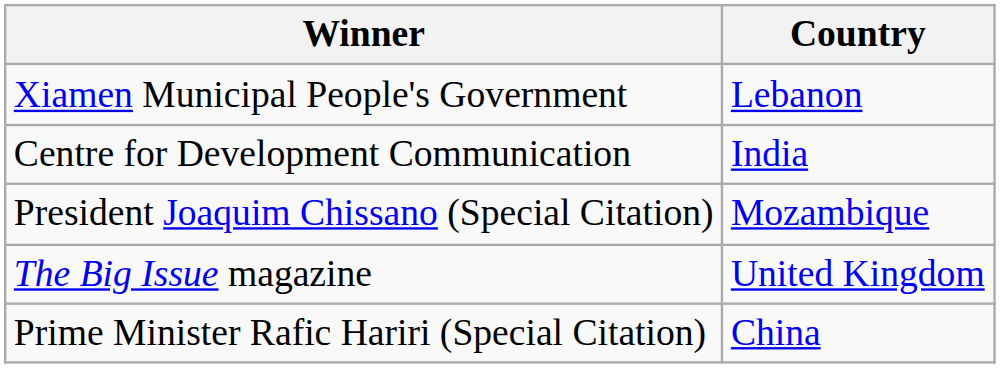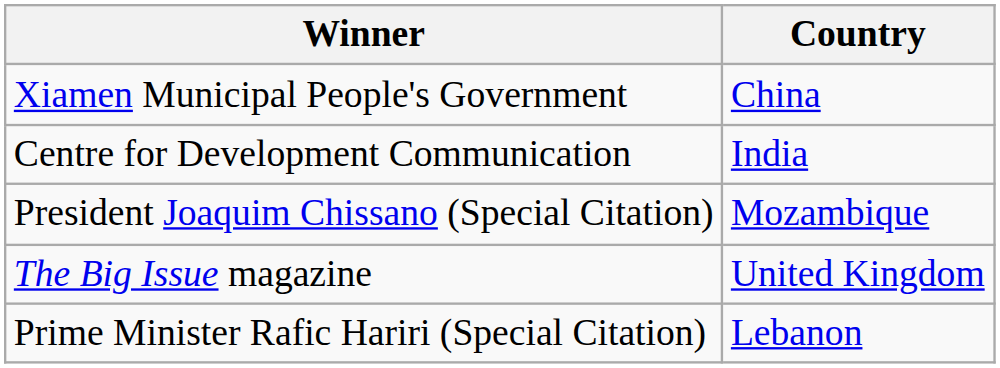(797, 93) Lebanon -> (776, 93) China
(776, 332) China -> (797, 332) Lebanon
